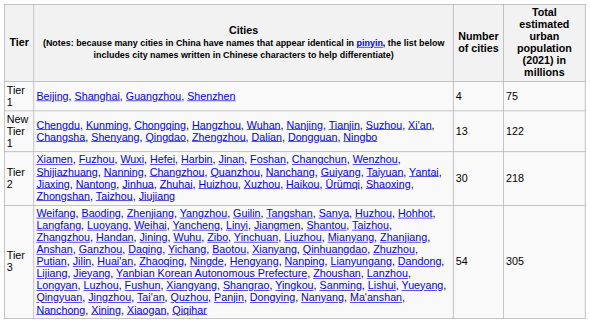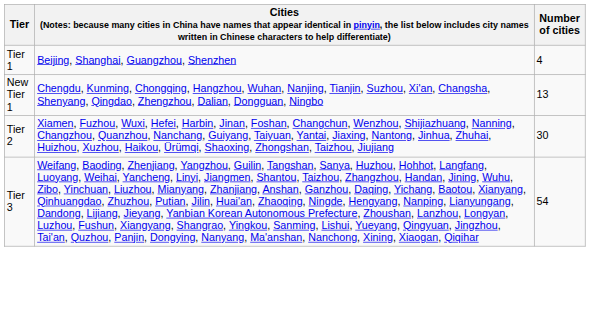- column: (544, 43)
